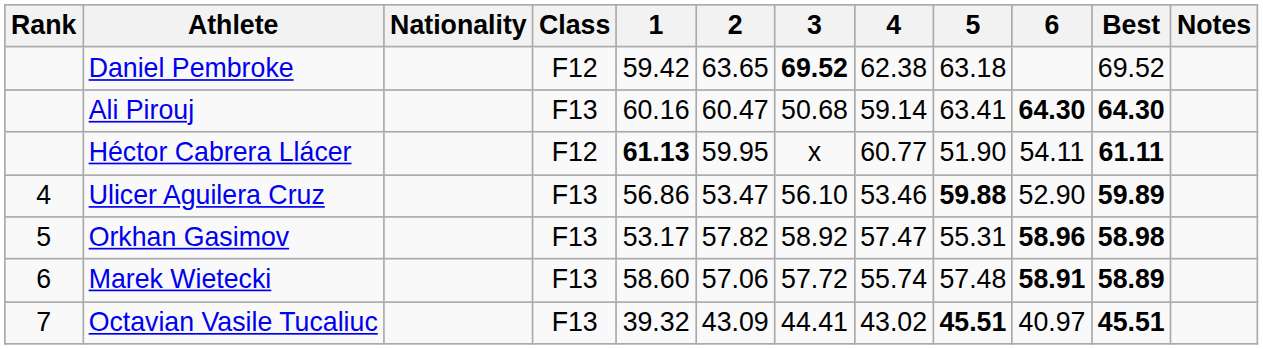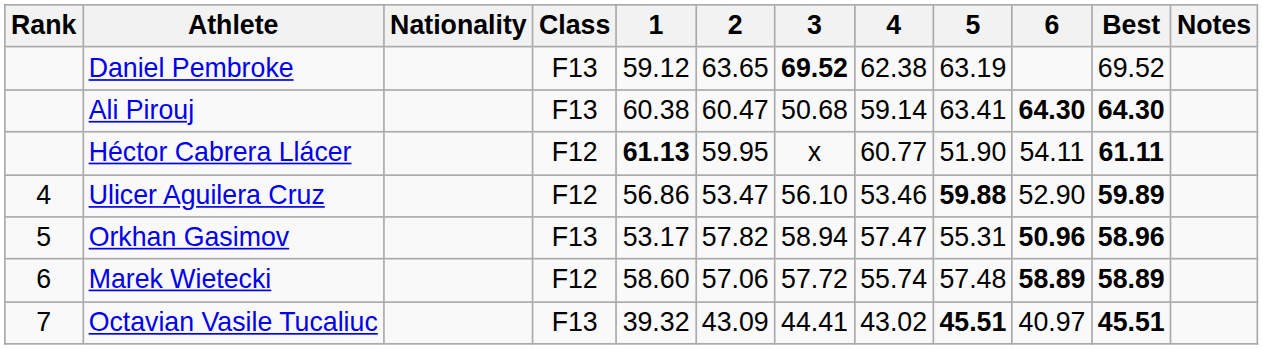(575, 68) F12 -> (575, 68) F13
(656, 68) 59.42 -> (656, 68) 59.12
(973, 68) 63.18 -> (973, 68) 63.19
(656, 110) 60.16 -> (656, 110) 60.38
(575, 195) F13 -> (575, 195) F12
(814, 237) 58.92 -> (814, 237) 58.94
(1052, 237) 58.96 -> (1052, 237) 50.96
(1131, 237) 58.98 -> (1131, 237) 58.96
(575, 279) F13 -> (575, 279) F12
(1052, 279) 58.91 -> (1052, 279) 58.89
